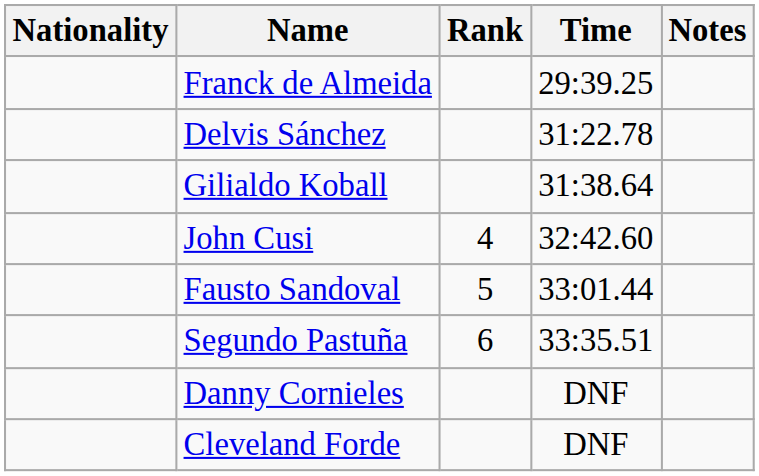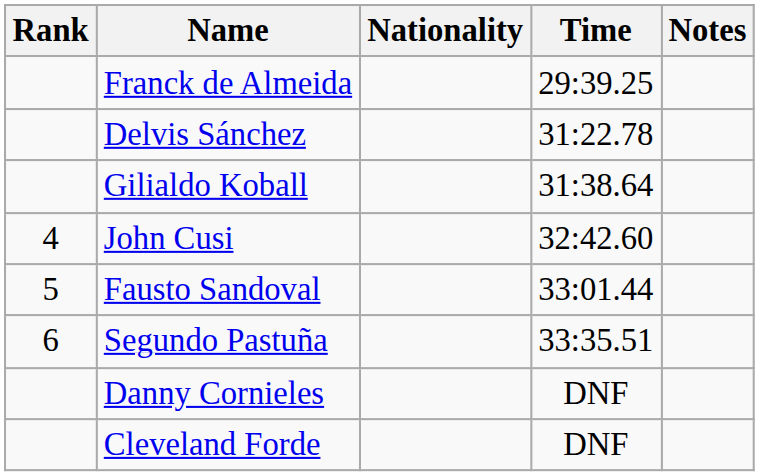columns swapped: (485, 30) <-> (91, 30)
